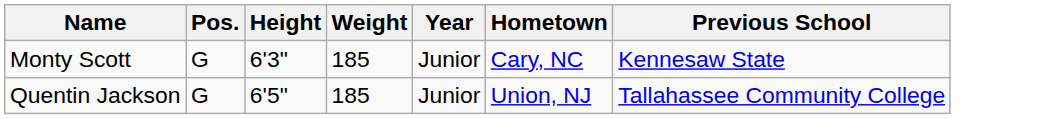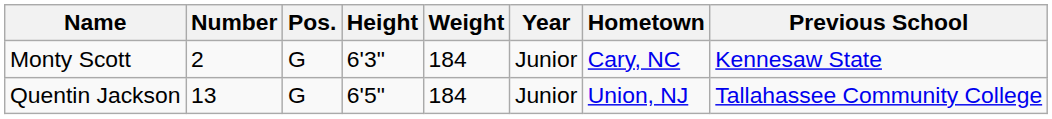+ column: (234, 22)
(351, 58) 185 -> (448, 58) 184
(351, 95) 185 -> (448, 95) 184
